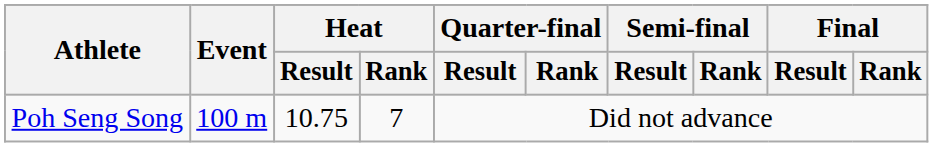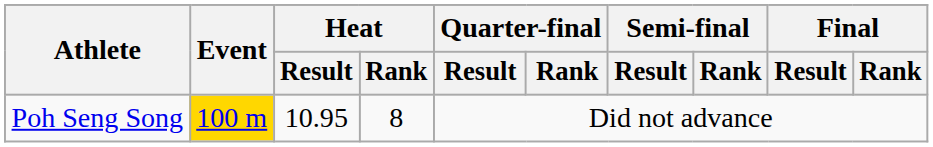(232, 118) no background -> (232, 118) gold background
(316, 118) 10.75 -> (316, 118) 10.95
(396, 118) 7 -> (396, 118) 8
